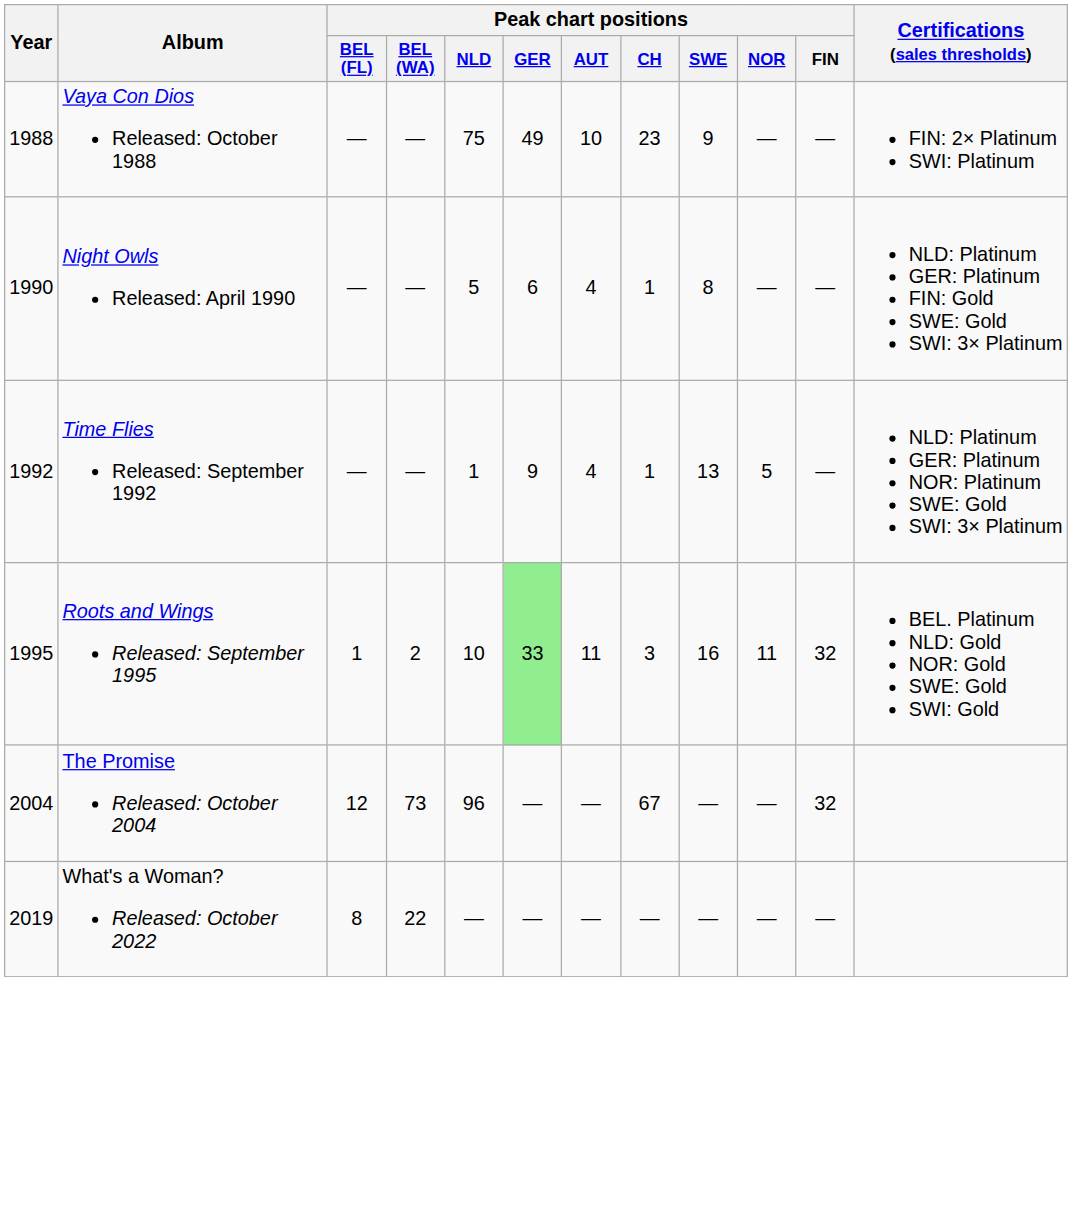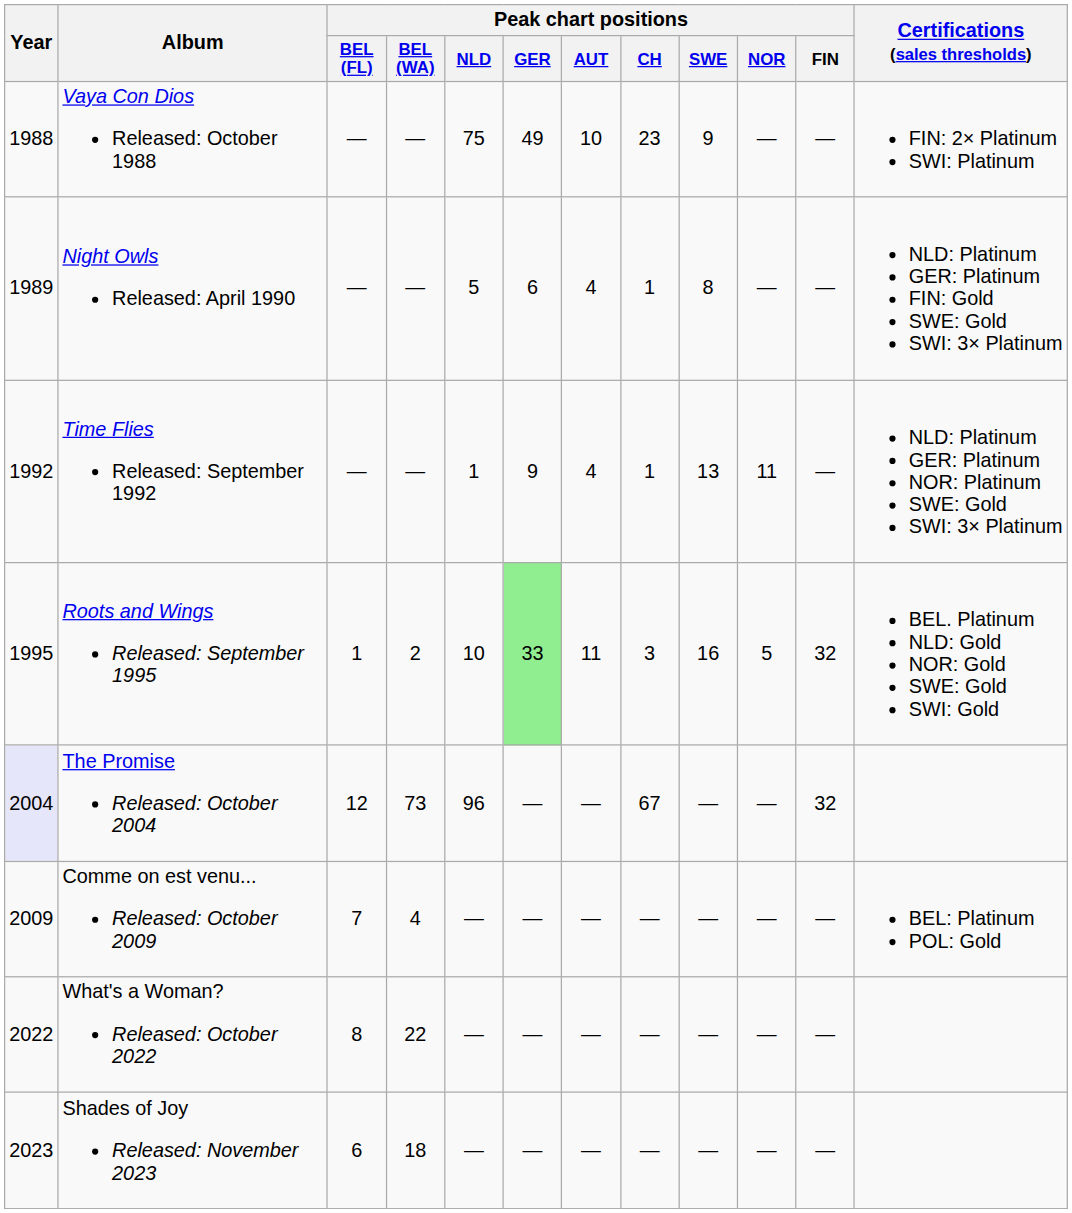(31, 288) 1990 -> (31, 288) 1989
(767, 471) 5 -> (767, 471) 11
(767, 653) 11 -> (767, 653) 5
(31, 803) no background -> (31, 803) lavender background
+ row: (193, 909)
(31, 918) 2019 -> (31, 1034) 2022
+ row: (193, 1141)
